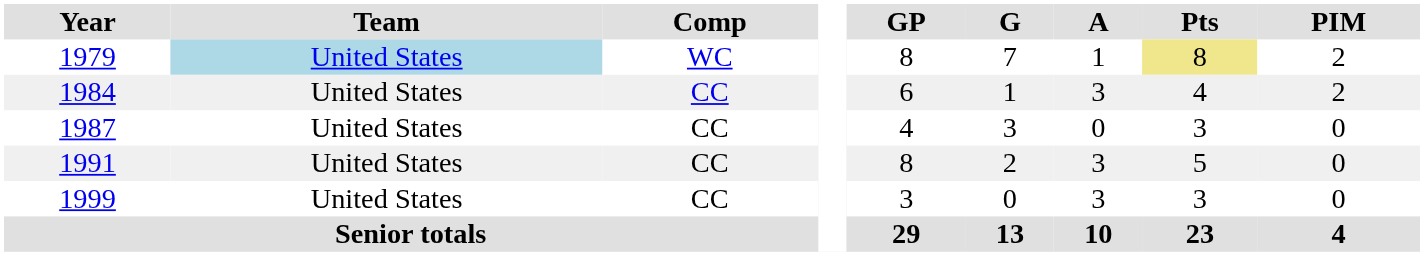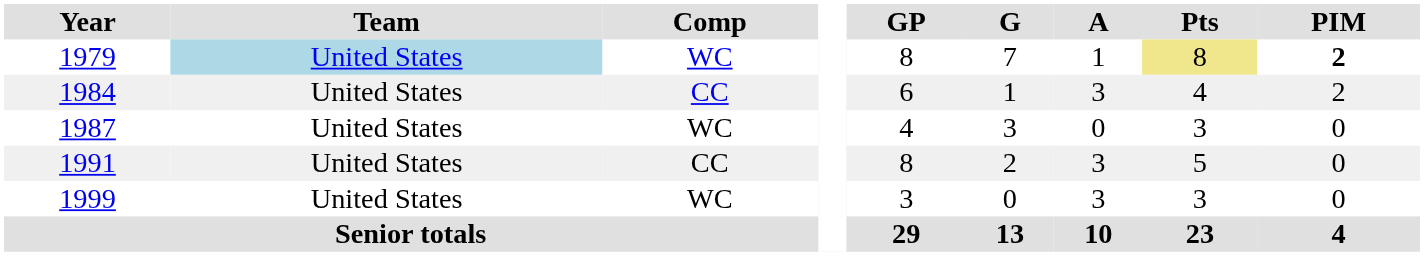(1339, 56) normal -> (1339, 56) bold
(710, 127) CC -> (710, 127) WC
(710, 198) CC -> (710, 198) WC
